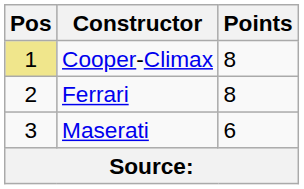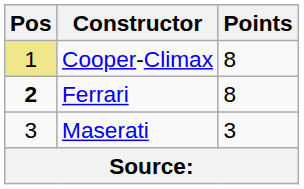(31, 95) normal -> (31, 95) bold
(230, 130) 6 -> (230, 130) 3
